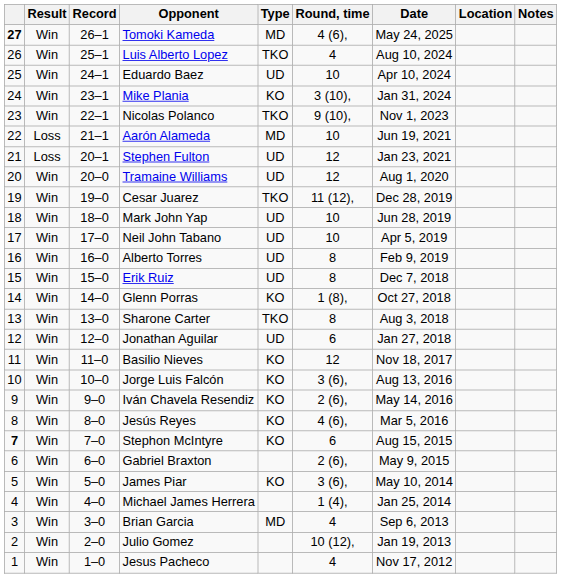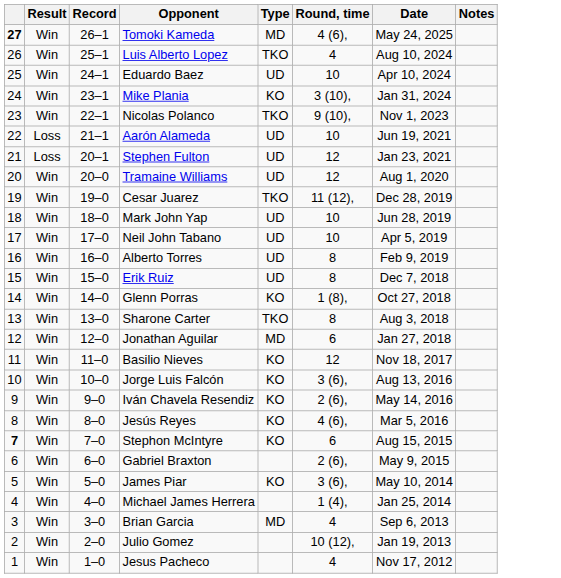- column: (486, 14)
(275, 136) MD -> (275, 136) UD
(275, 339) UD -> (275, 339) MD
